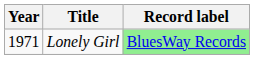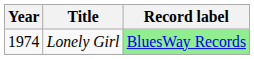(24, 41) 1971 -> (24, 41) 1974
